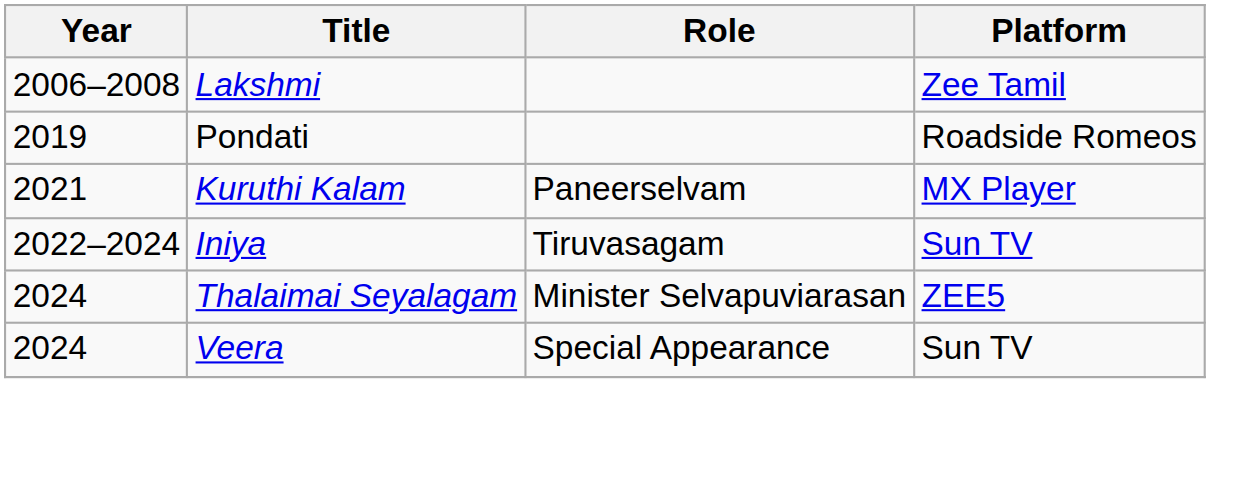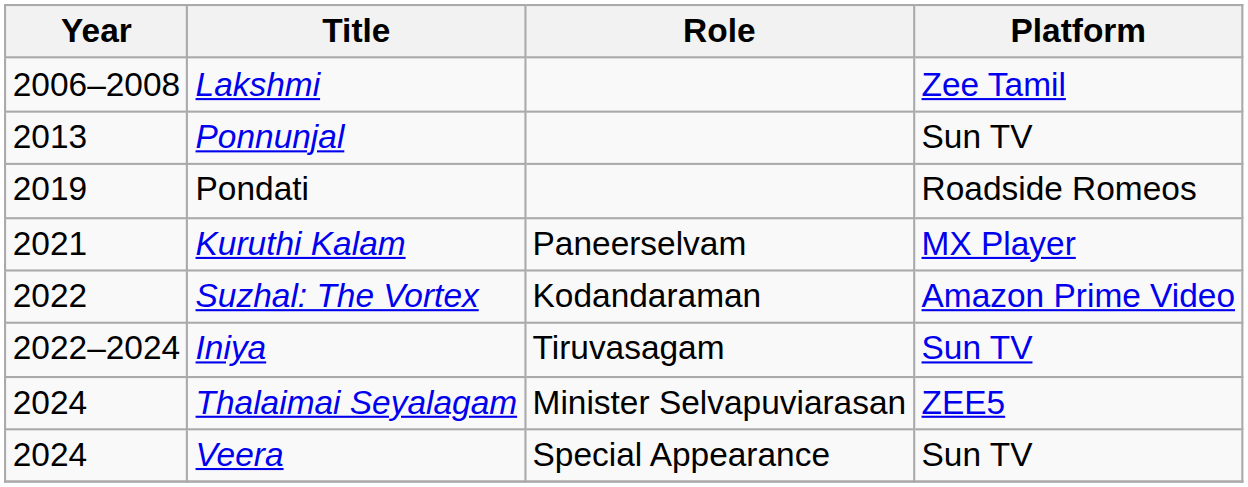+ row: (270, 137)
+ row: (337, 296)
